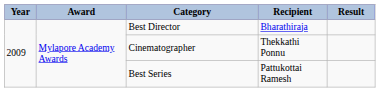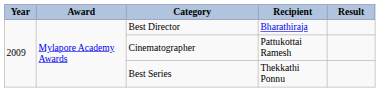(280, 47) Thekkathi Ponnu -> (281, 47) Pattukottai Ramesh
(281, 73) Pattukottai Ramesh -> (280, 73) Thekkathi Ponnu
